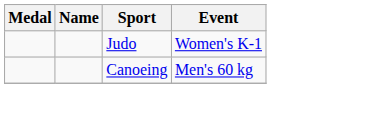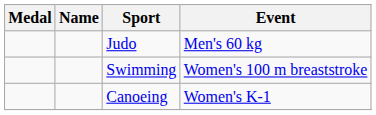(218, 44) Women's K-1 -> (223, 44) Men's 60 kg
+ row: (141, 70)
(214, 70) Men's 60 kg -> (227, 96) Women's K-1
